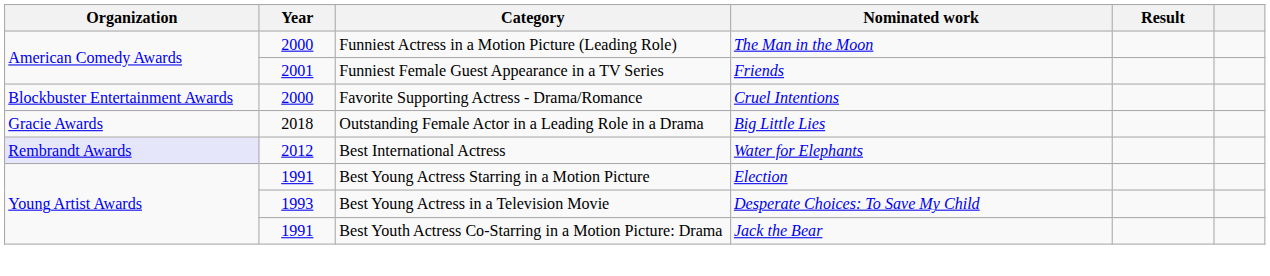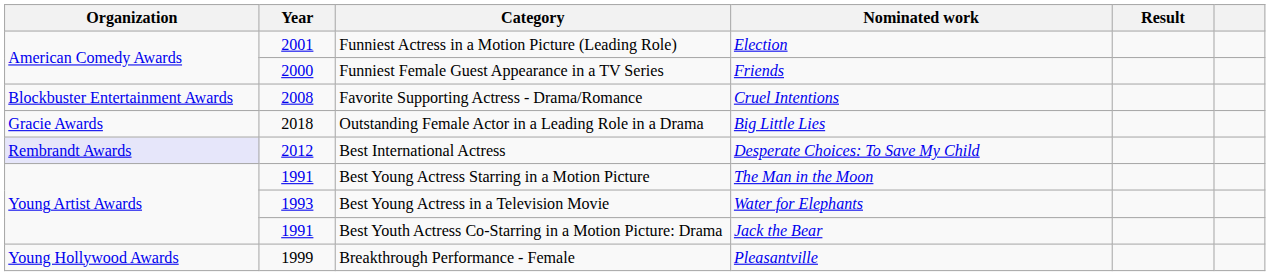(297, 44) 2000 -> (297, 44) 2001
(804, 44) The Man in the Moon -> (761, 44) Election
(297, 71) 2001 -> (297, 71) 2000
(297, 97) 2000 -> (297, 97) 2008
(798, 150) Water for Elephants -> (857, 150) Desperate Choices: To Save My Child
(761, 177) Election -> (804, 177) The Man in the Moon
(857, 203) Desperate Choices: To Save My Child -> (798, 203) Water for Elephants
+ row: (457, 257)
